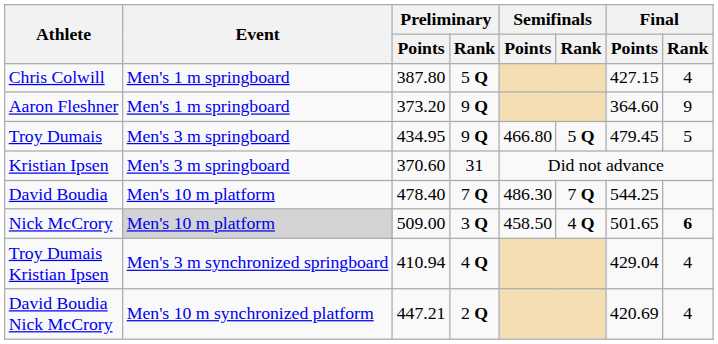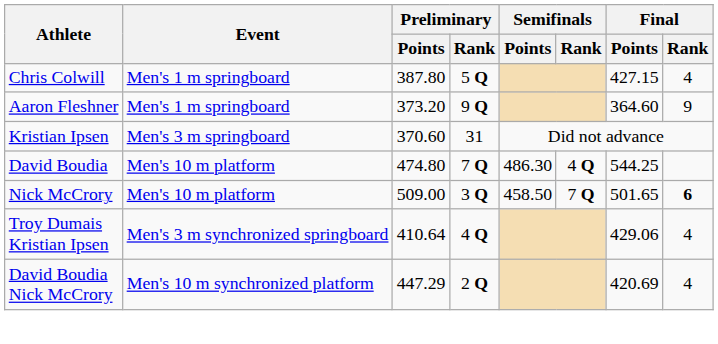- row: (55, 136)
(421, 194) 478.40 -> (421, 165) 474.80
(581, 194) 7 Q -> (581, 165) 4 Q
(201, 223) lightgrey background -> (201, 194) no background
(581, 223) 4 Q -> (581, 194) 7 Q
(421, 263) 410.94 -> (421, 234) 410.64
(634, 263) 429.04 -> (634, 234) 429.06
(421, 313) 447.21 -> (421, 284) 447.29
